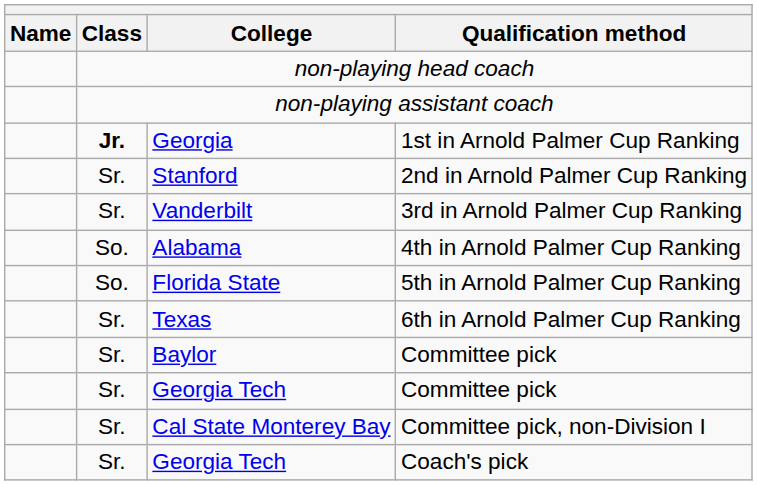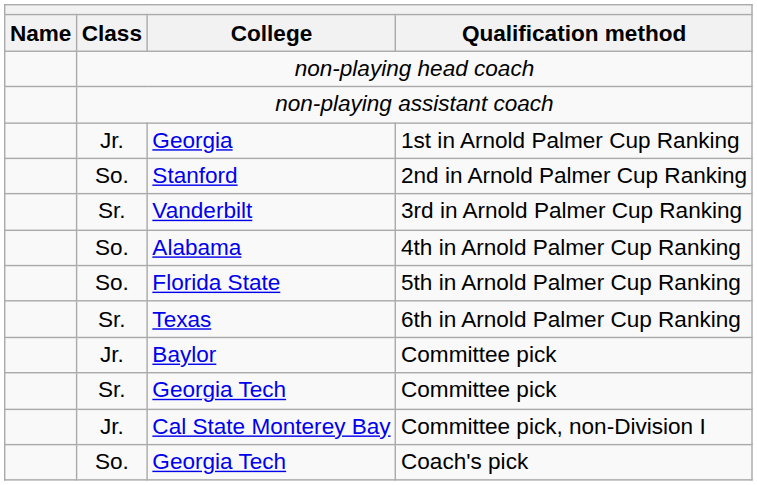(112, 140) bold -> (112, 140) normal
(112, 175) Sr. -> (112, 175) So.
(112, 354) Sr. -> (112, 354) Jr.
(112, 426) Sr. -> (112, 426) Jr.
(112, 462) Sr. -> (112, 462) So.
